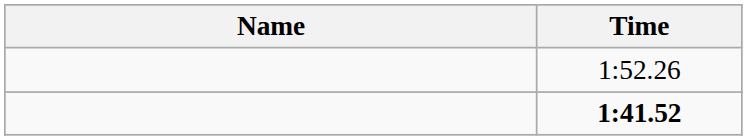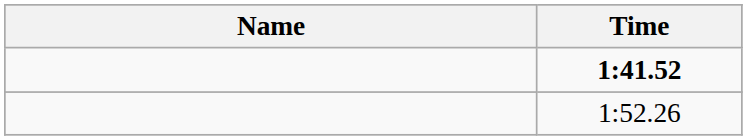rows swapped: (639, 112) <-> (639, 69)
